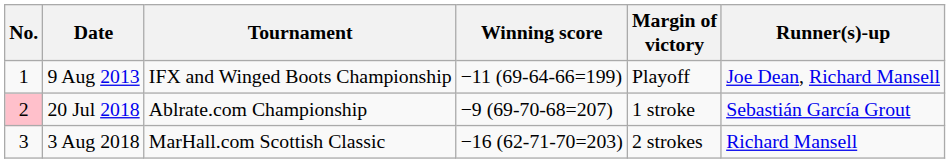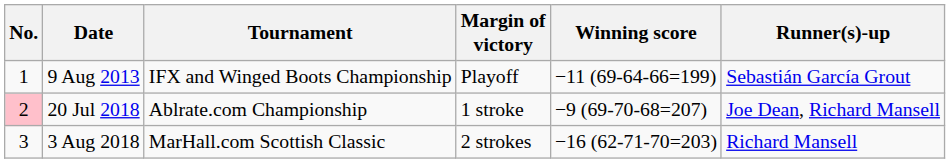columns swapped: (542, 32) <-> (674, 32)
(833, 76) Joe Dean, Richard Mansell -> (818, 76) Sebastián García Grout
(818, 109) Sebastián García Grout -> (833, 109) Joe Dean, Richard Mansell
